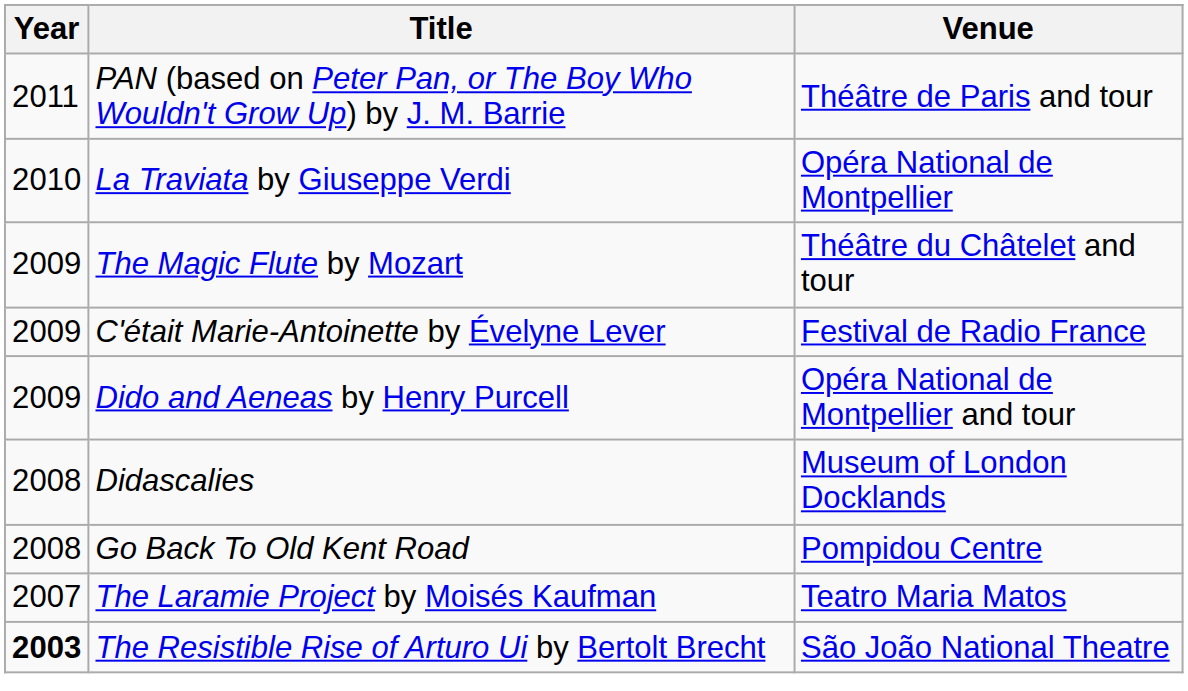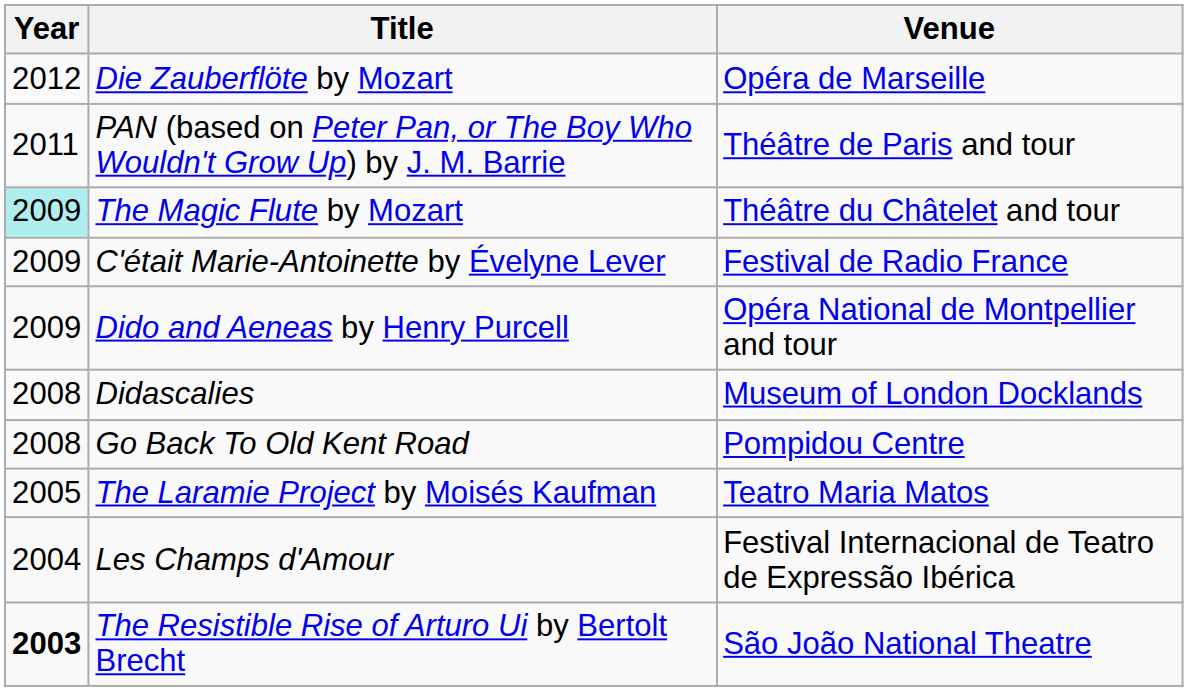+ row: (274, 78)
- row: (303, 179)
(47, 264) no background -> (47, 211) paleturquoise background
(47, 597) 2007 -> (47, 492) 2005
+ row: (244, 559)
